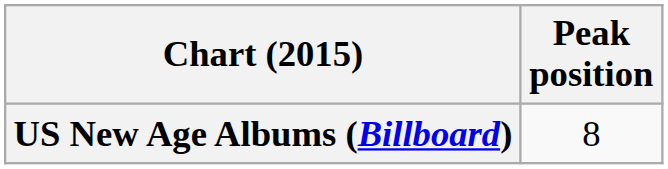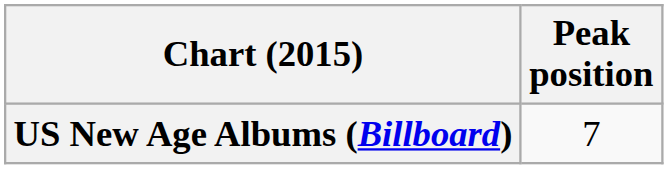(591, 132) 8 -> (591, 132) 7
